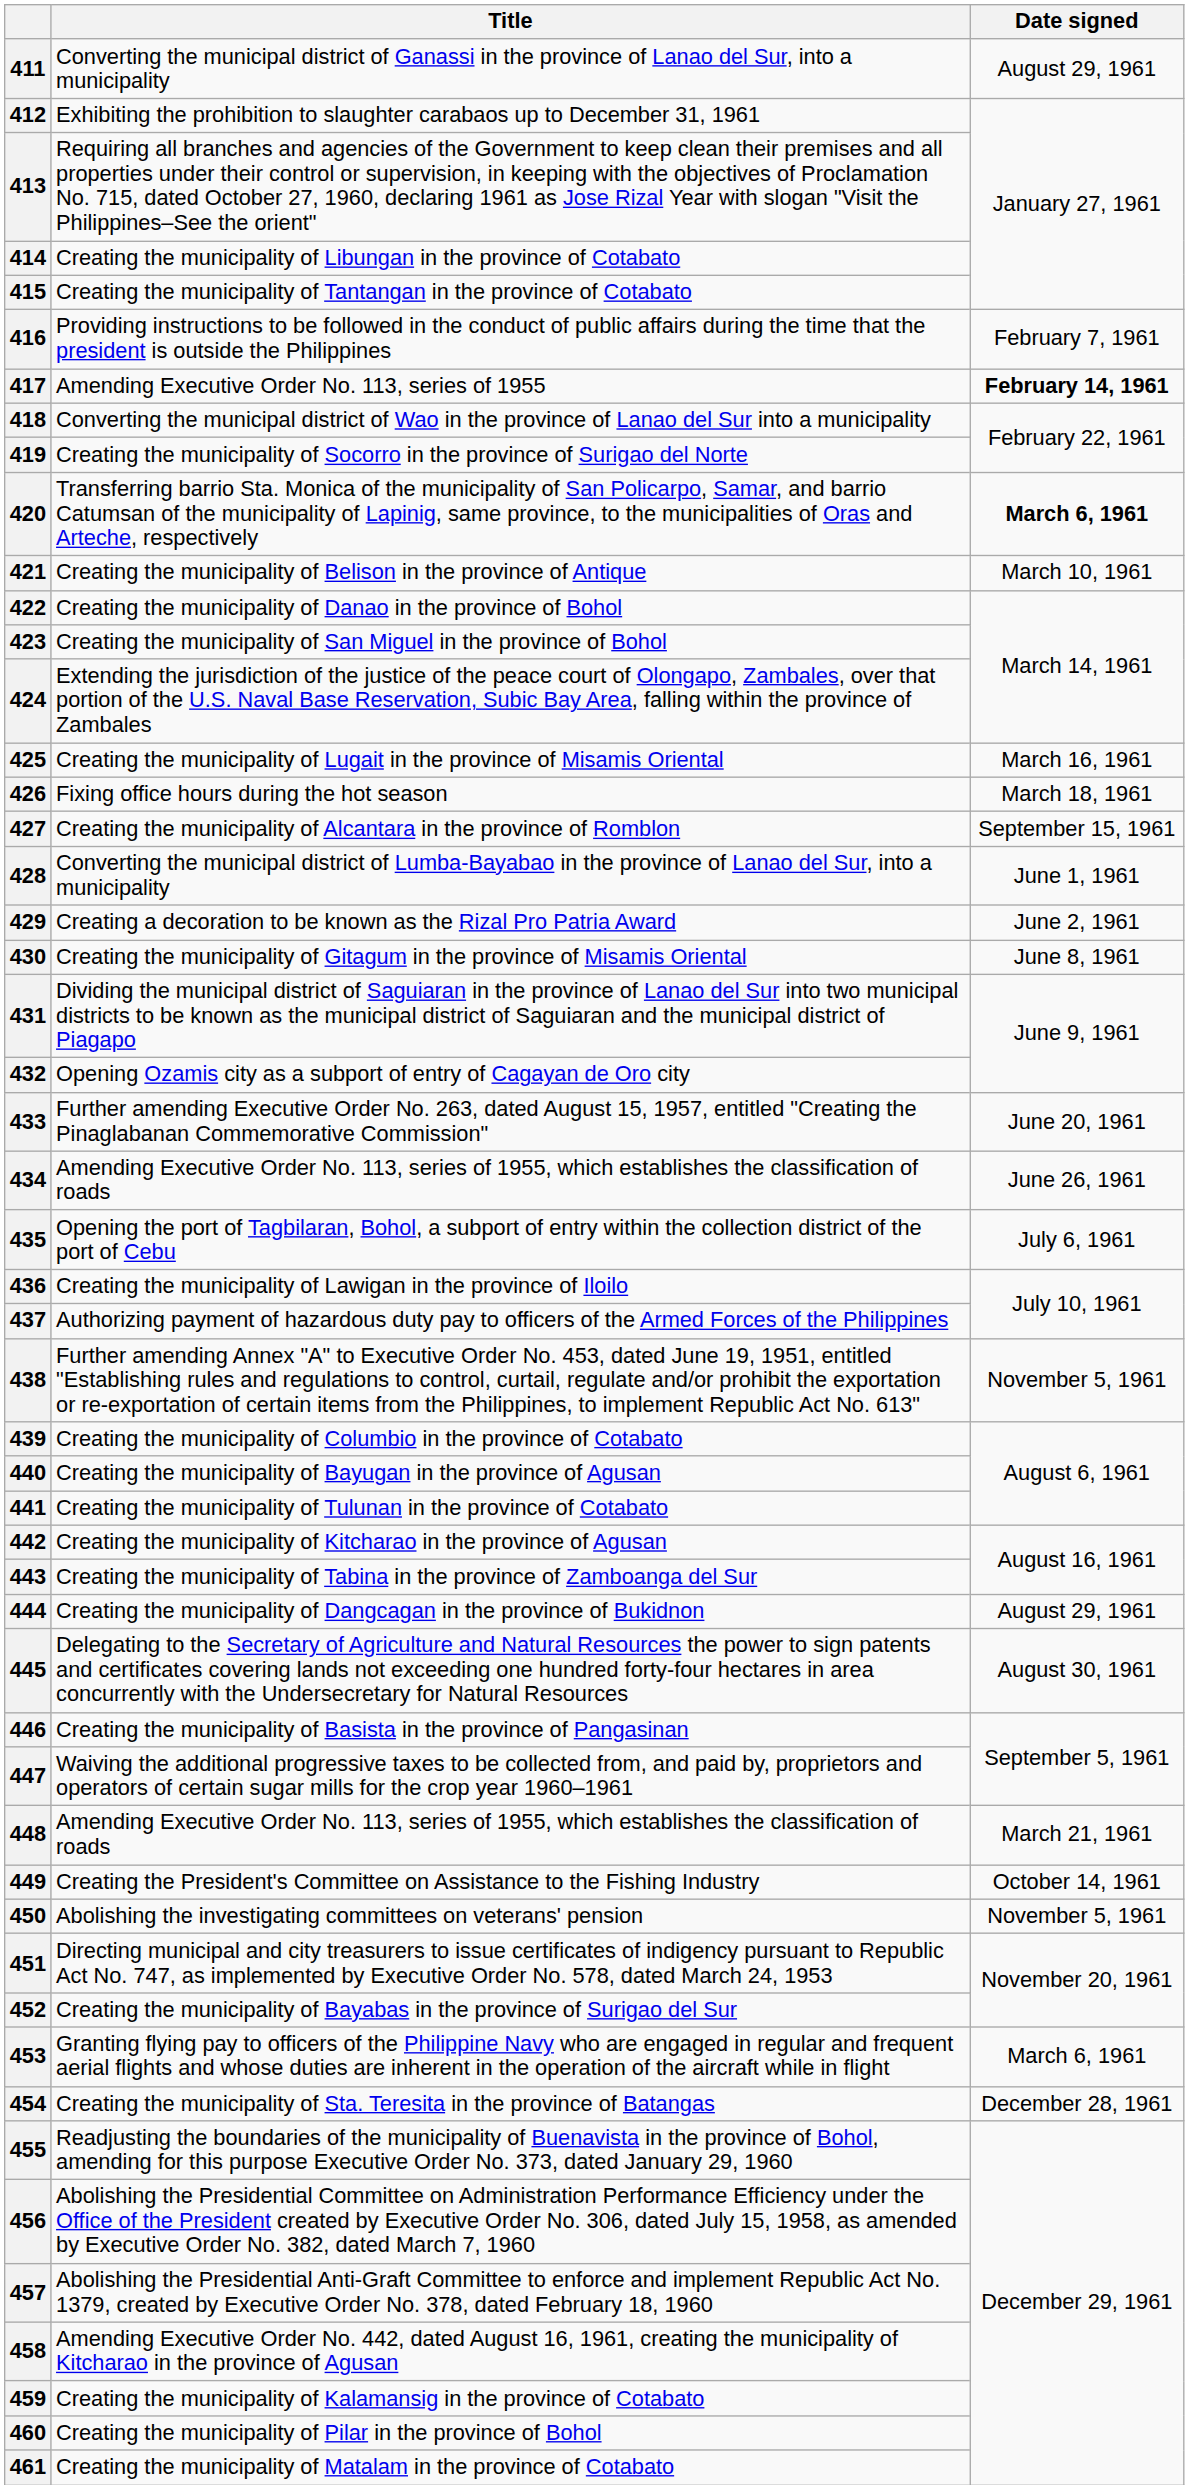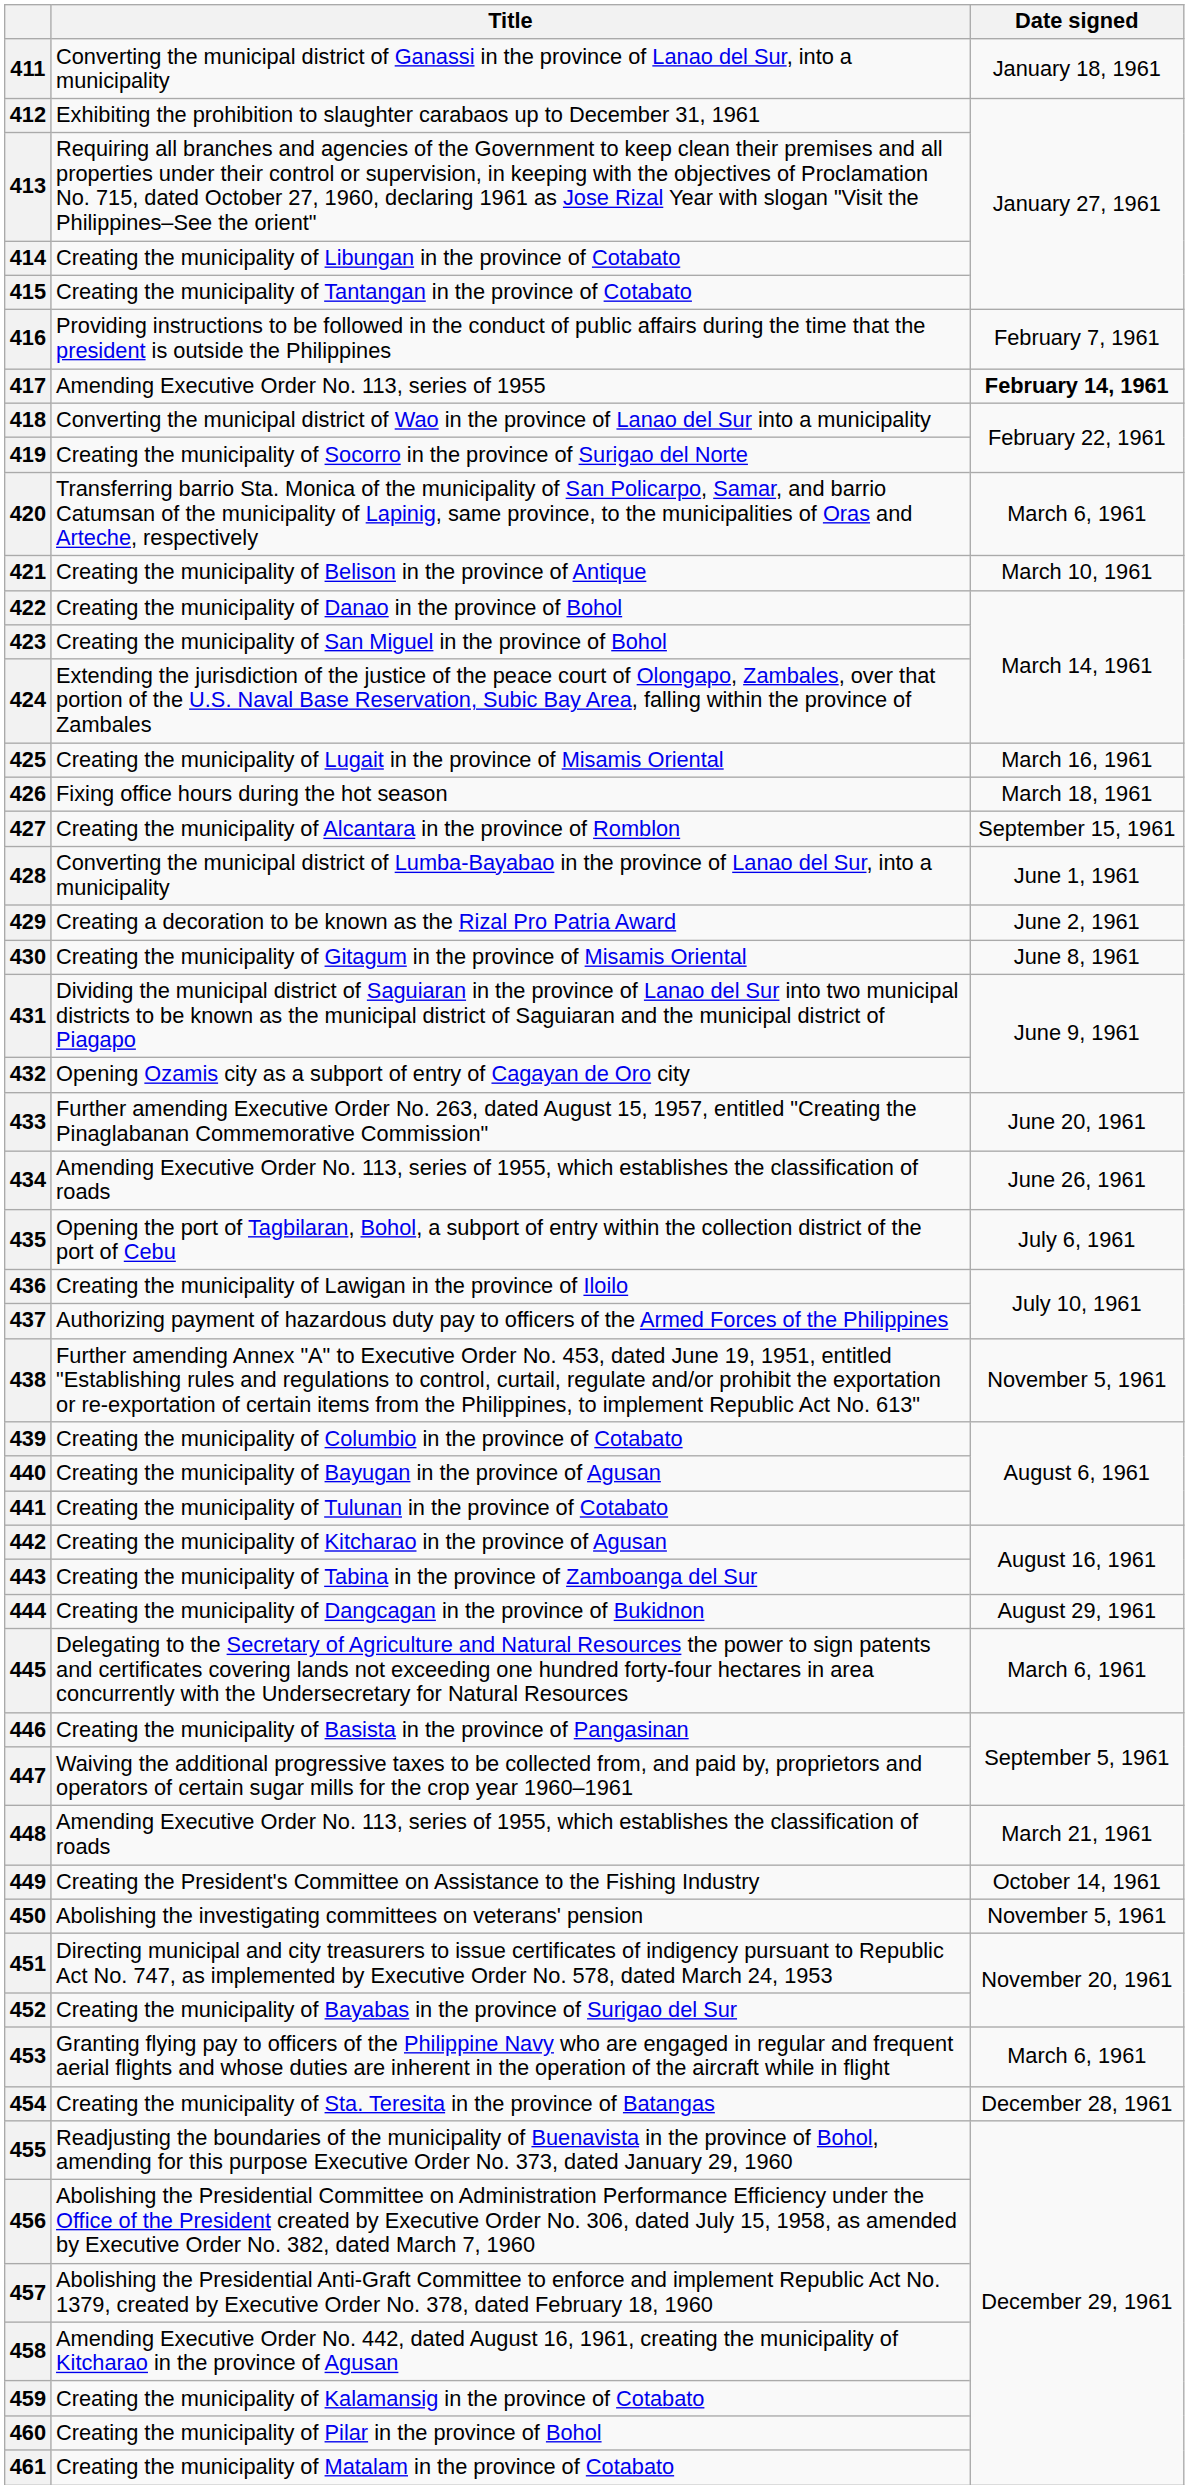(1077, 68) August 29, 1961 -> (1077, 68) January 18, 1961
(1077, 513) bold -> (1077, 513) normal
(1077, 1670) August 30, 1961 -> (1077, 1670) March 6, 1961
